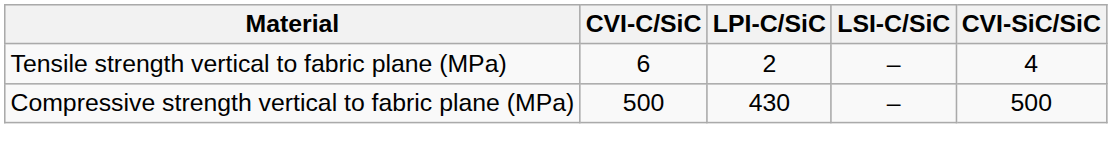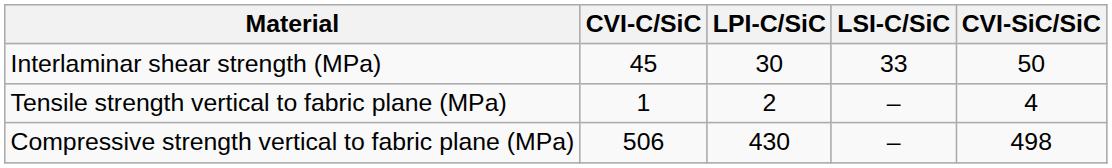+ row: (196, 63)
(644, 63) 6 -> (644, 102) 1
(644, 102) 500 -> (644, 142) 506
(1031, 102) 500 -> (1031, 142) 498
